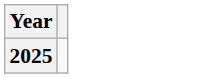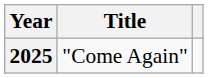+ column: (125, 21)
